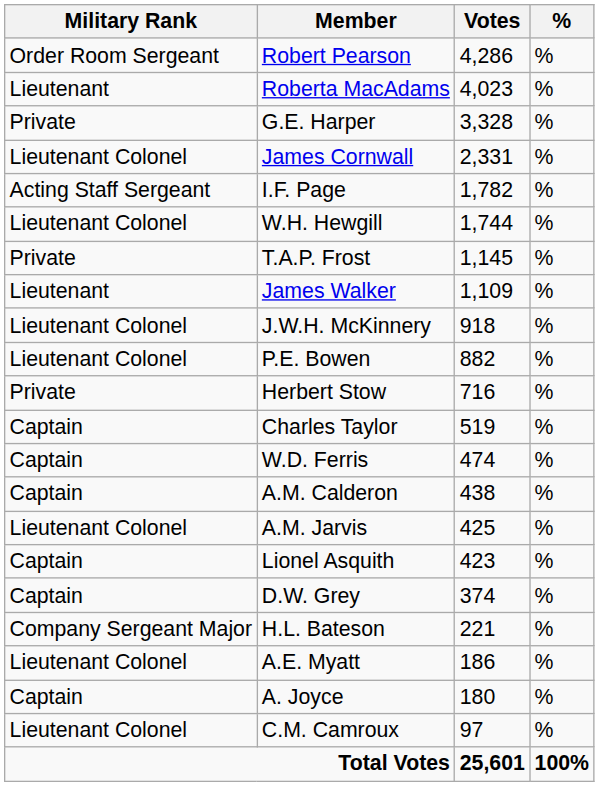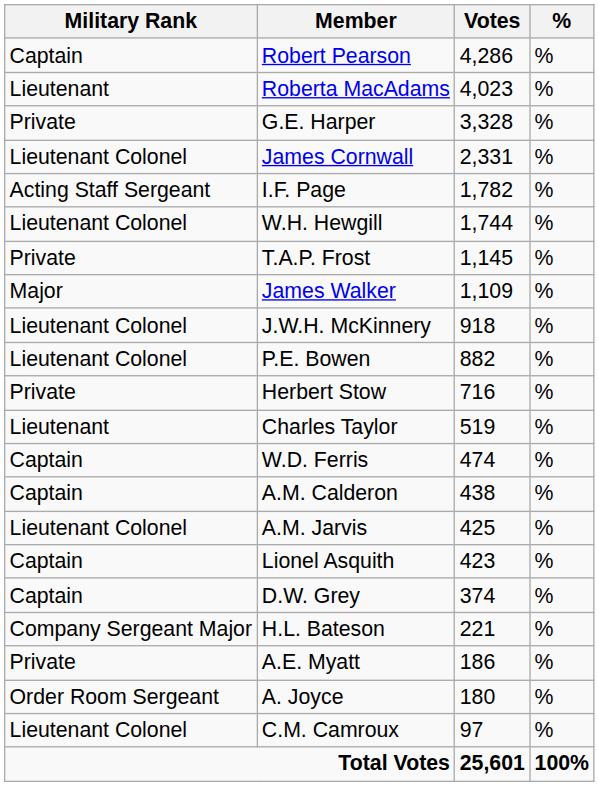(114, 55) Order Room Sergeant -> (46, 55) Captain
(59, 291) Lieutenant -> (36, 291) Major
(46, 426) Captain -> (59, 426) Lieutenant
(98, 662) Lieutenant Colonel -> (43, 662) Private
(46, 696) Captain -> (114, 696) Order Room Sergeant
